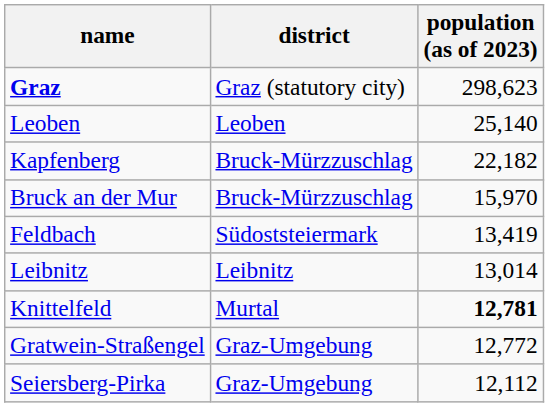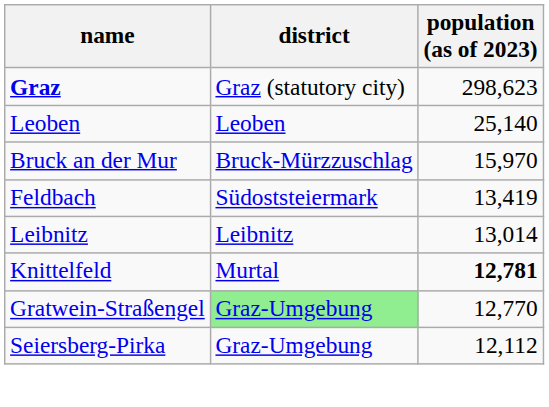- row: (65, 160)
(294, 345) no background -> (294, 308) lightgreen background
(506, 345) 12,772 -> (506, 308) 12,770
